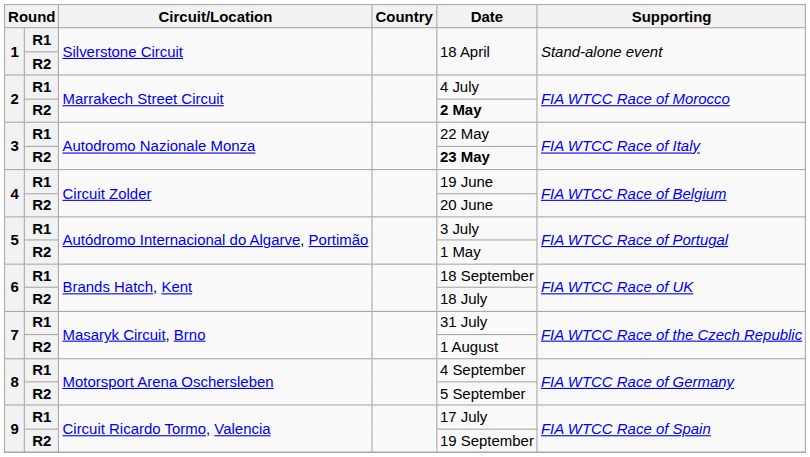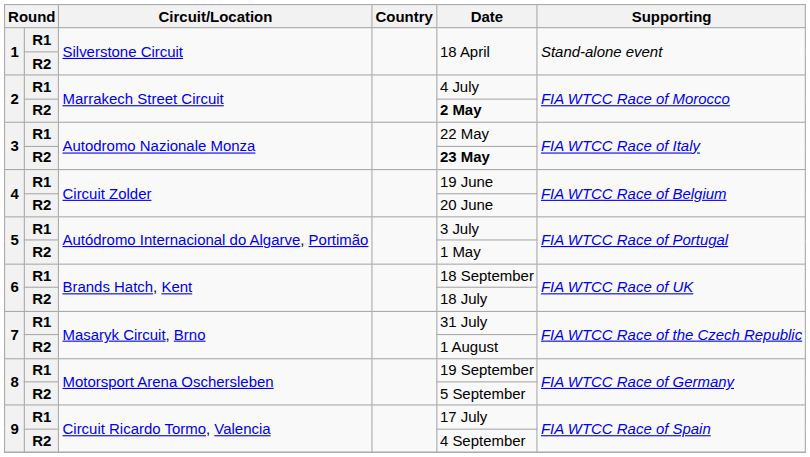(483, 370) 4 September -> (487, 370) 19 September
(487, 440) 19 September -> (483, 440) 4 September
